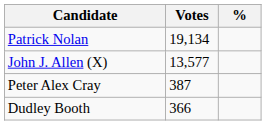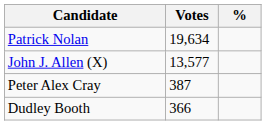(189, 39) 19,134 -> (189, 39) 19,634
